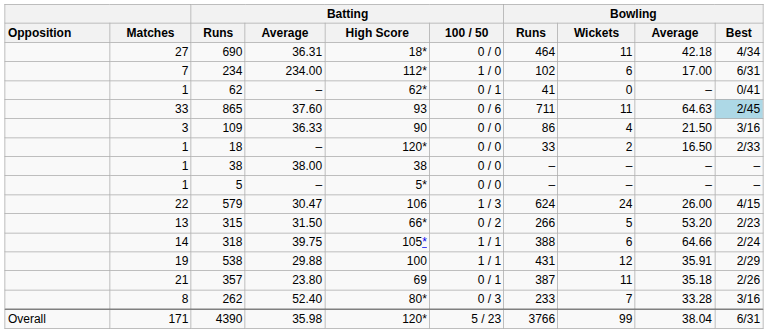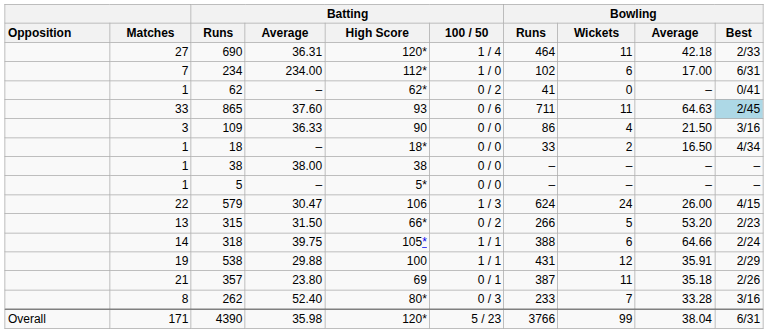(418, 52) 18* -> (414, 52) 120*
(489, 52) 0 / 0 -> (489, 52) 1 / 4
(748, 52) 4/34 -> (748, 52) 2/33
(489, 90) 0 / 1 -> (489, 90) 0 / 2
(414, 147) 120* -> (418, 147) 18*
(748, 147) 2/33 -> (748, 147) 4/34
